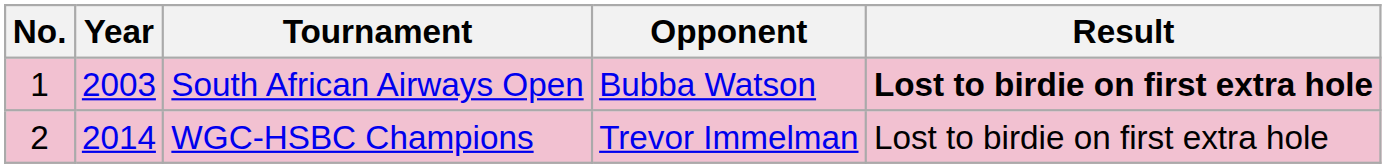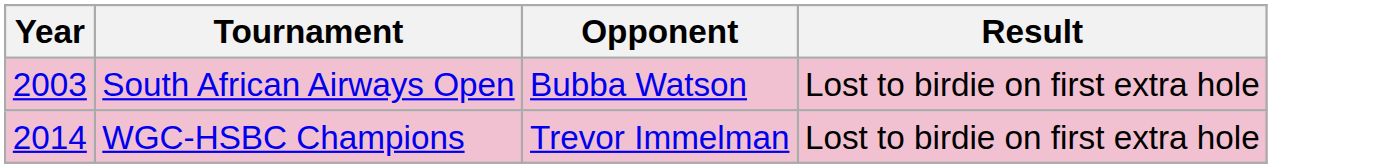- column: (40, 32)
(1123, 84) bold -> (1032, 84) normal
